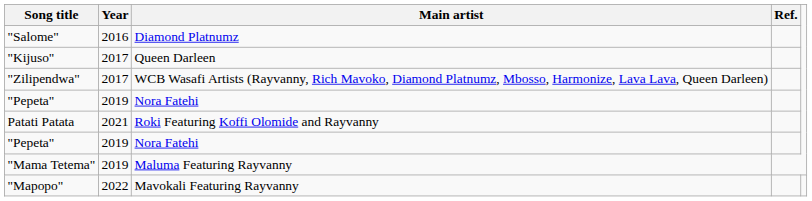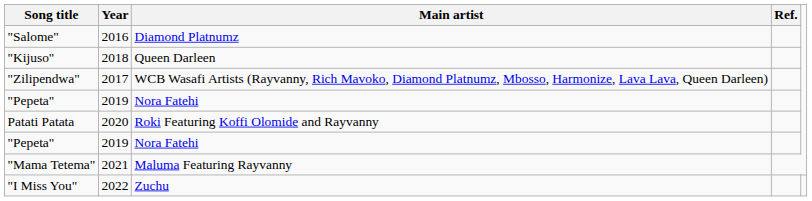(115, 57) 2017 -> (115, 57) 2018
(115, 121) 2021 -> (115, 121) 2020
(115, 164) 2019 -> (115, 164) 2021
+ row: (42, 185)
- row: (35, 185)
